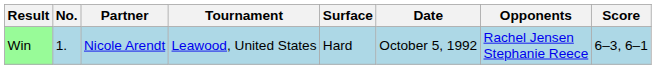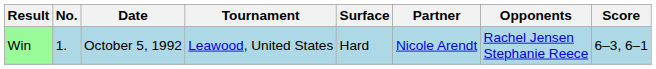columns swapped: (428, 15) <-> (125, 15)
